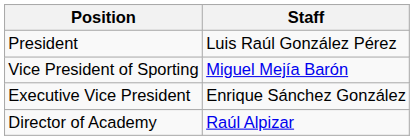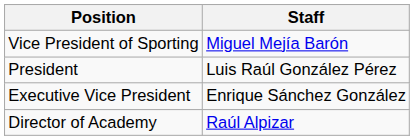rows swapped: (43, 43) <-> (103, 69)
